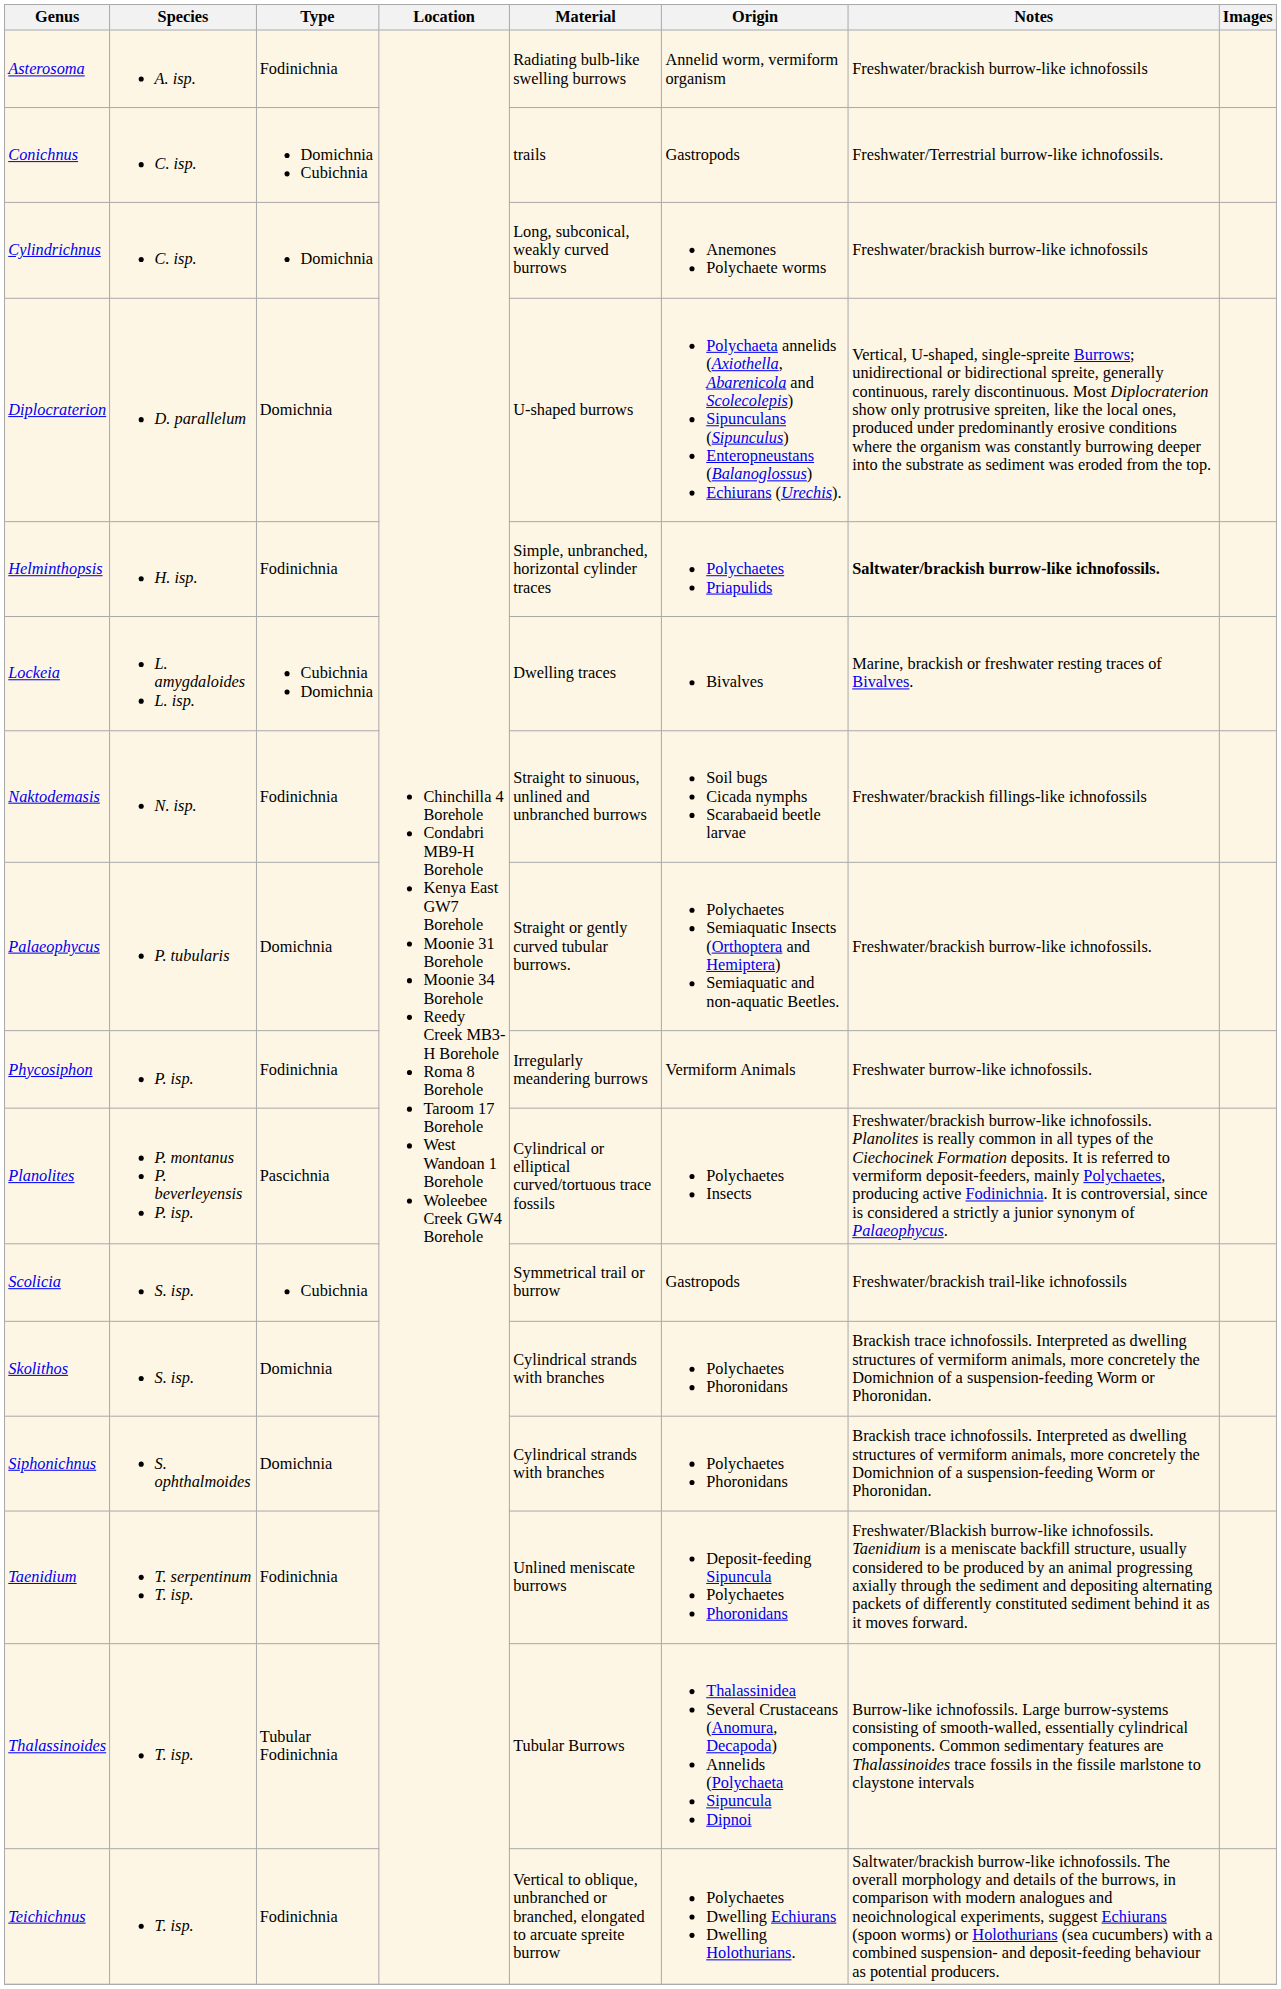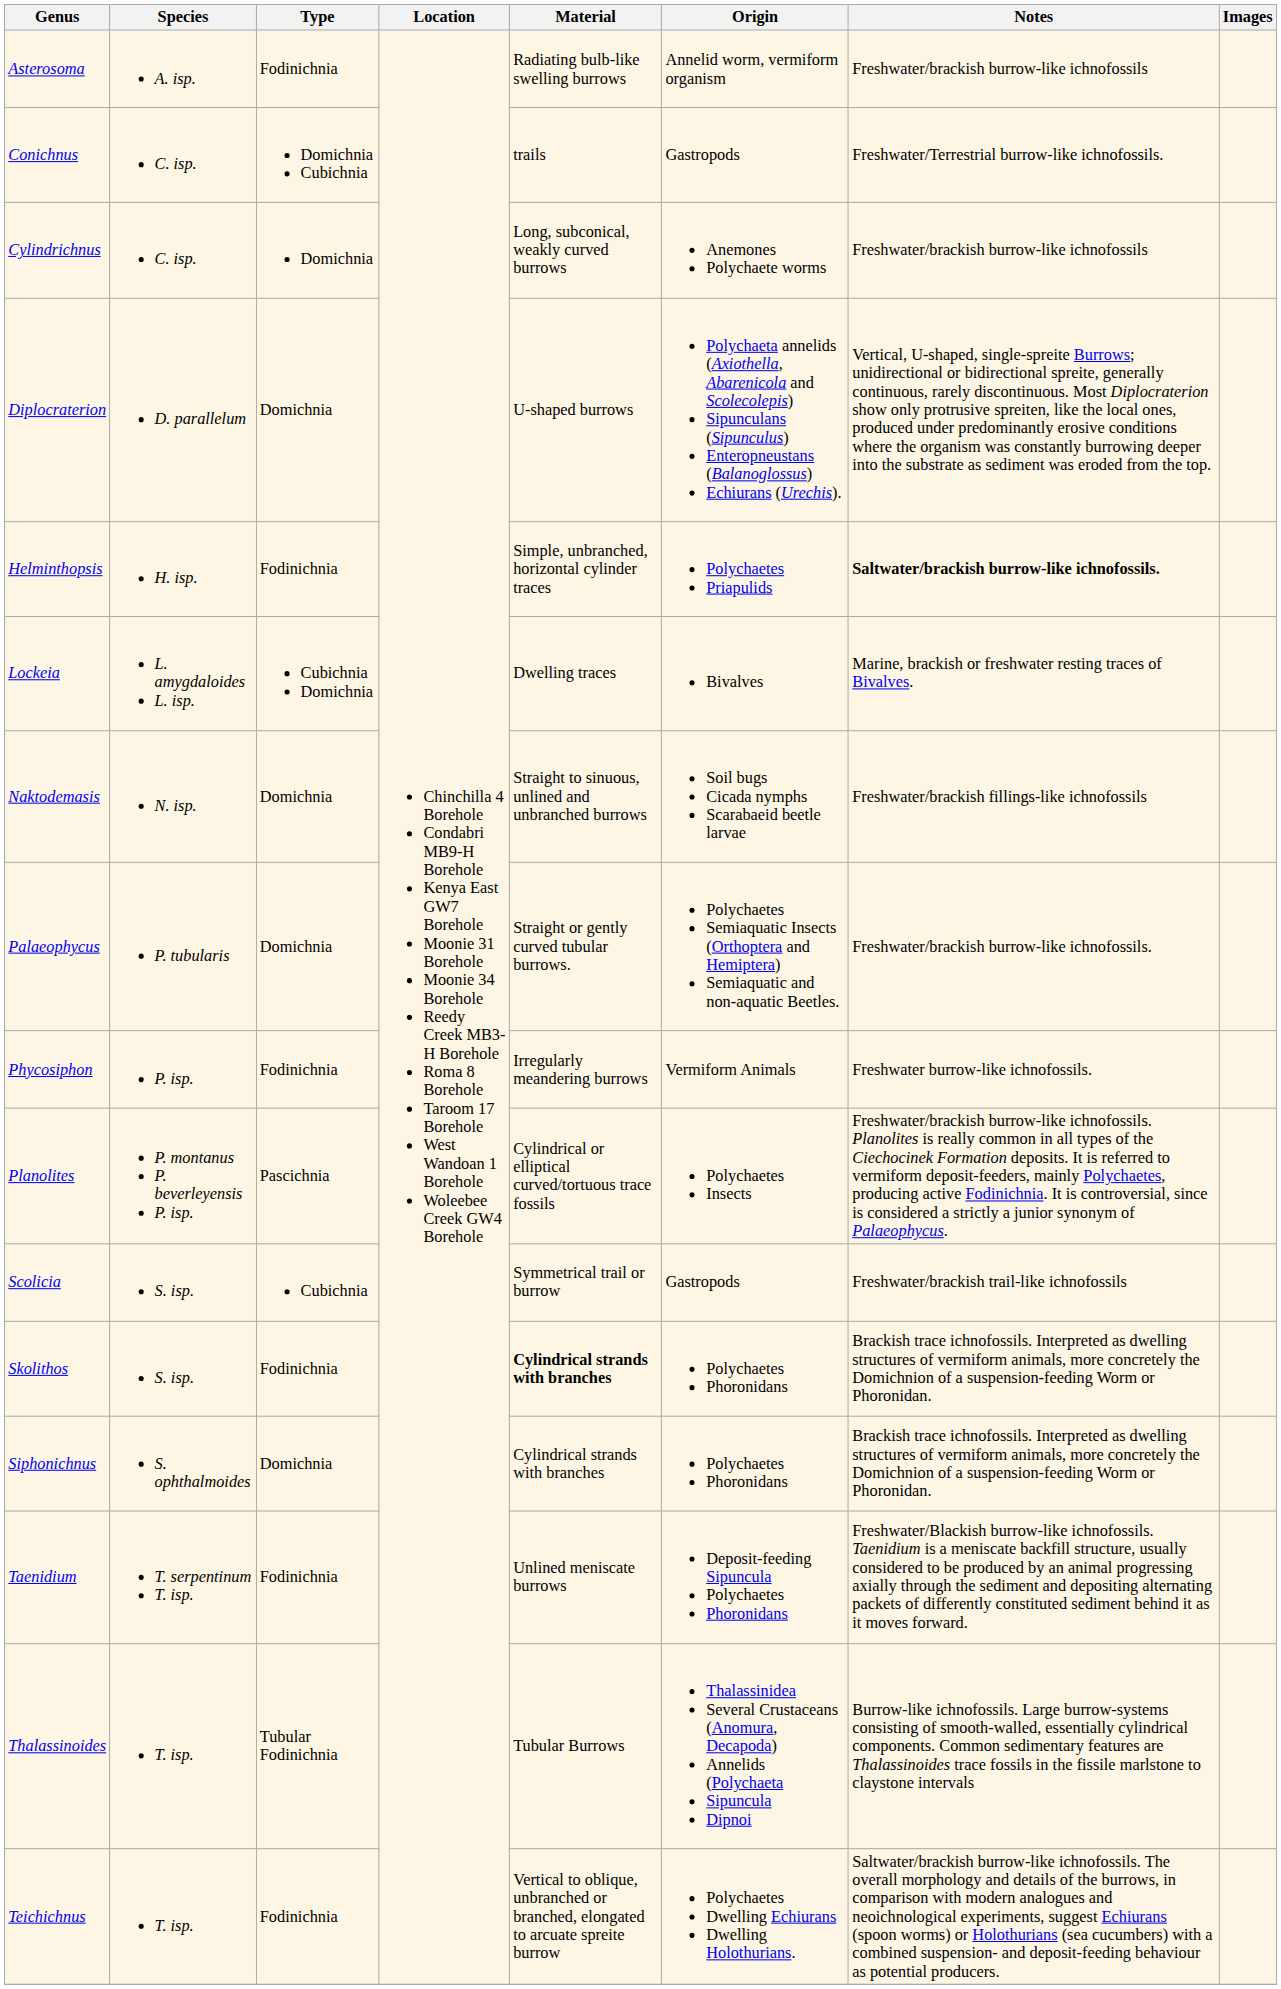(299, 796) Fodinichnia -> (296, 796) Domichnia
(296, 1368) Domichnia -> (299, 1368) Fodinichnia
(575, 1368) normal -> (580, 1368) bold
